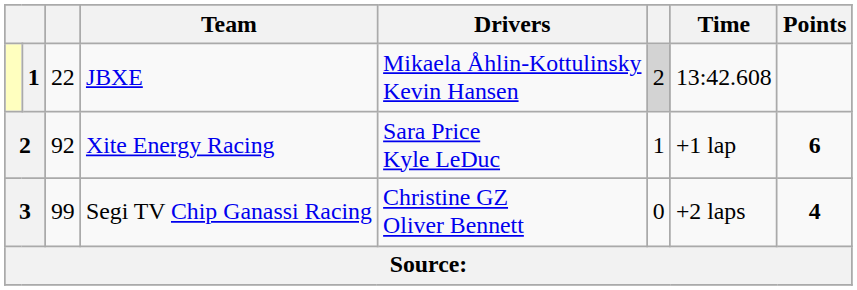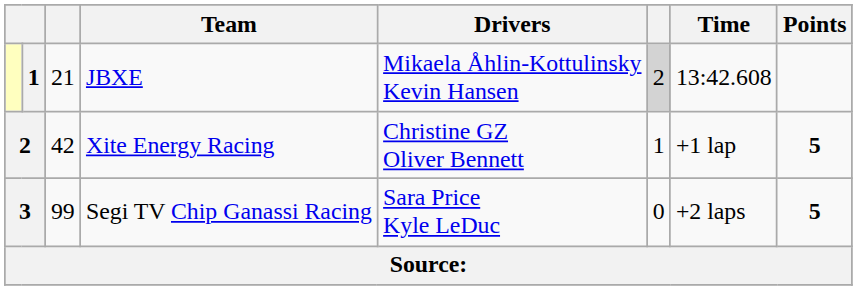(63, 76) 22 -> (63, 76) 21
(63, 144) 92 -> (63, 144) 42
(442, 144) Sara Price Kyle LeDuc -> (453, 144) Christine GZ Oliver Bennett
(815, 144) 6 -> (815, 144) 5
(453, 211) Christine GZ Oliver Bennett -> (442, 211) Sara Price Kyle LeDuc
(815, 211) 4 -> (815, 211) 5
